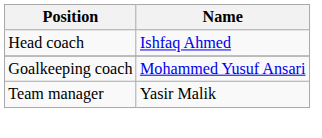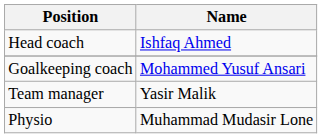+ row: (30, 119)
